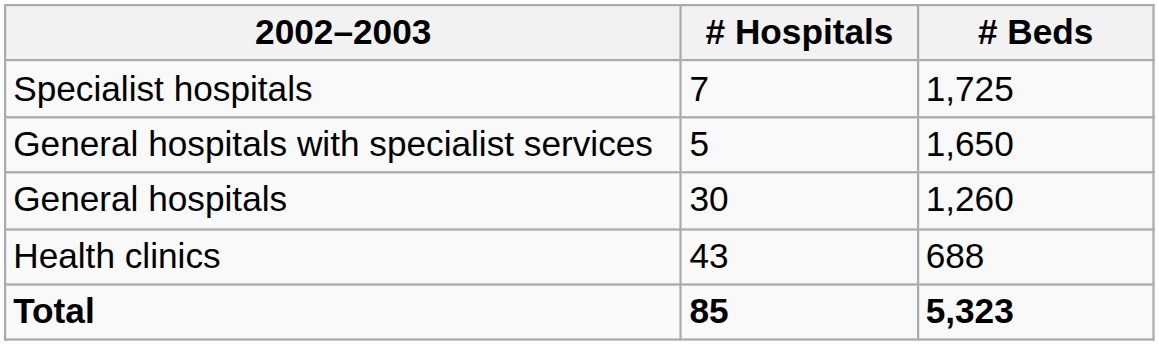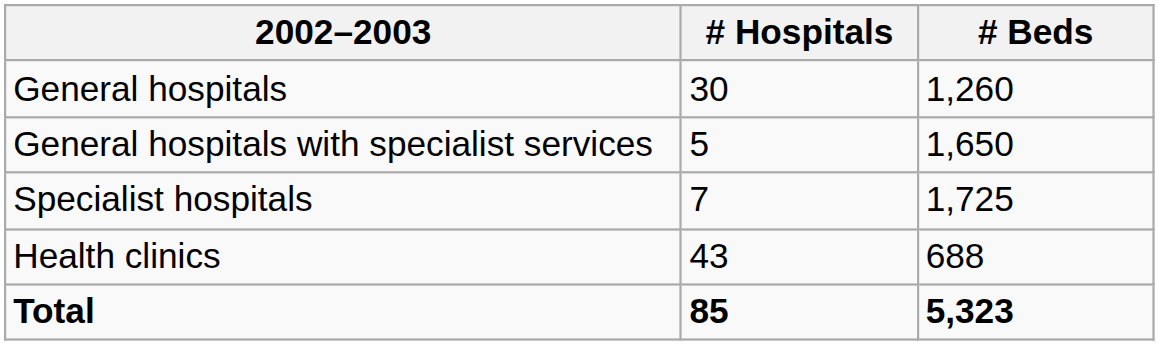rows swapped: (163, 88) <-> (150, 199)
